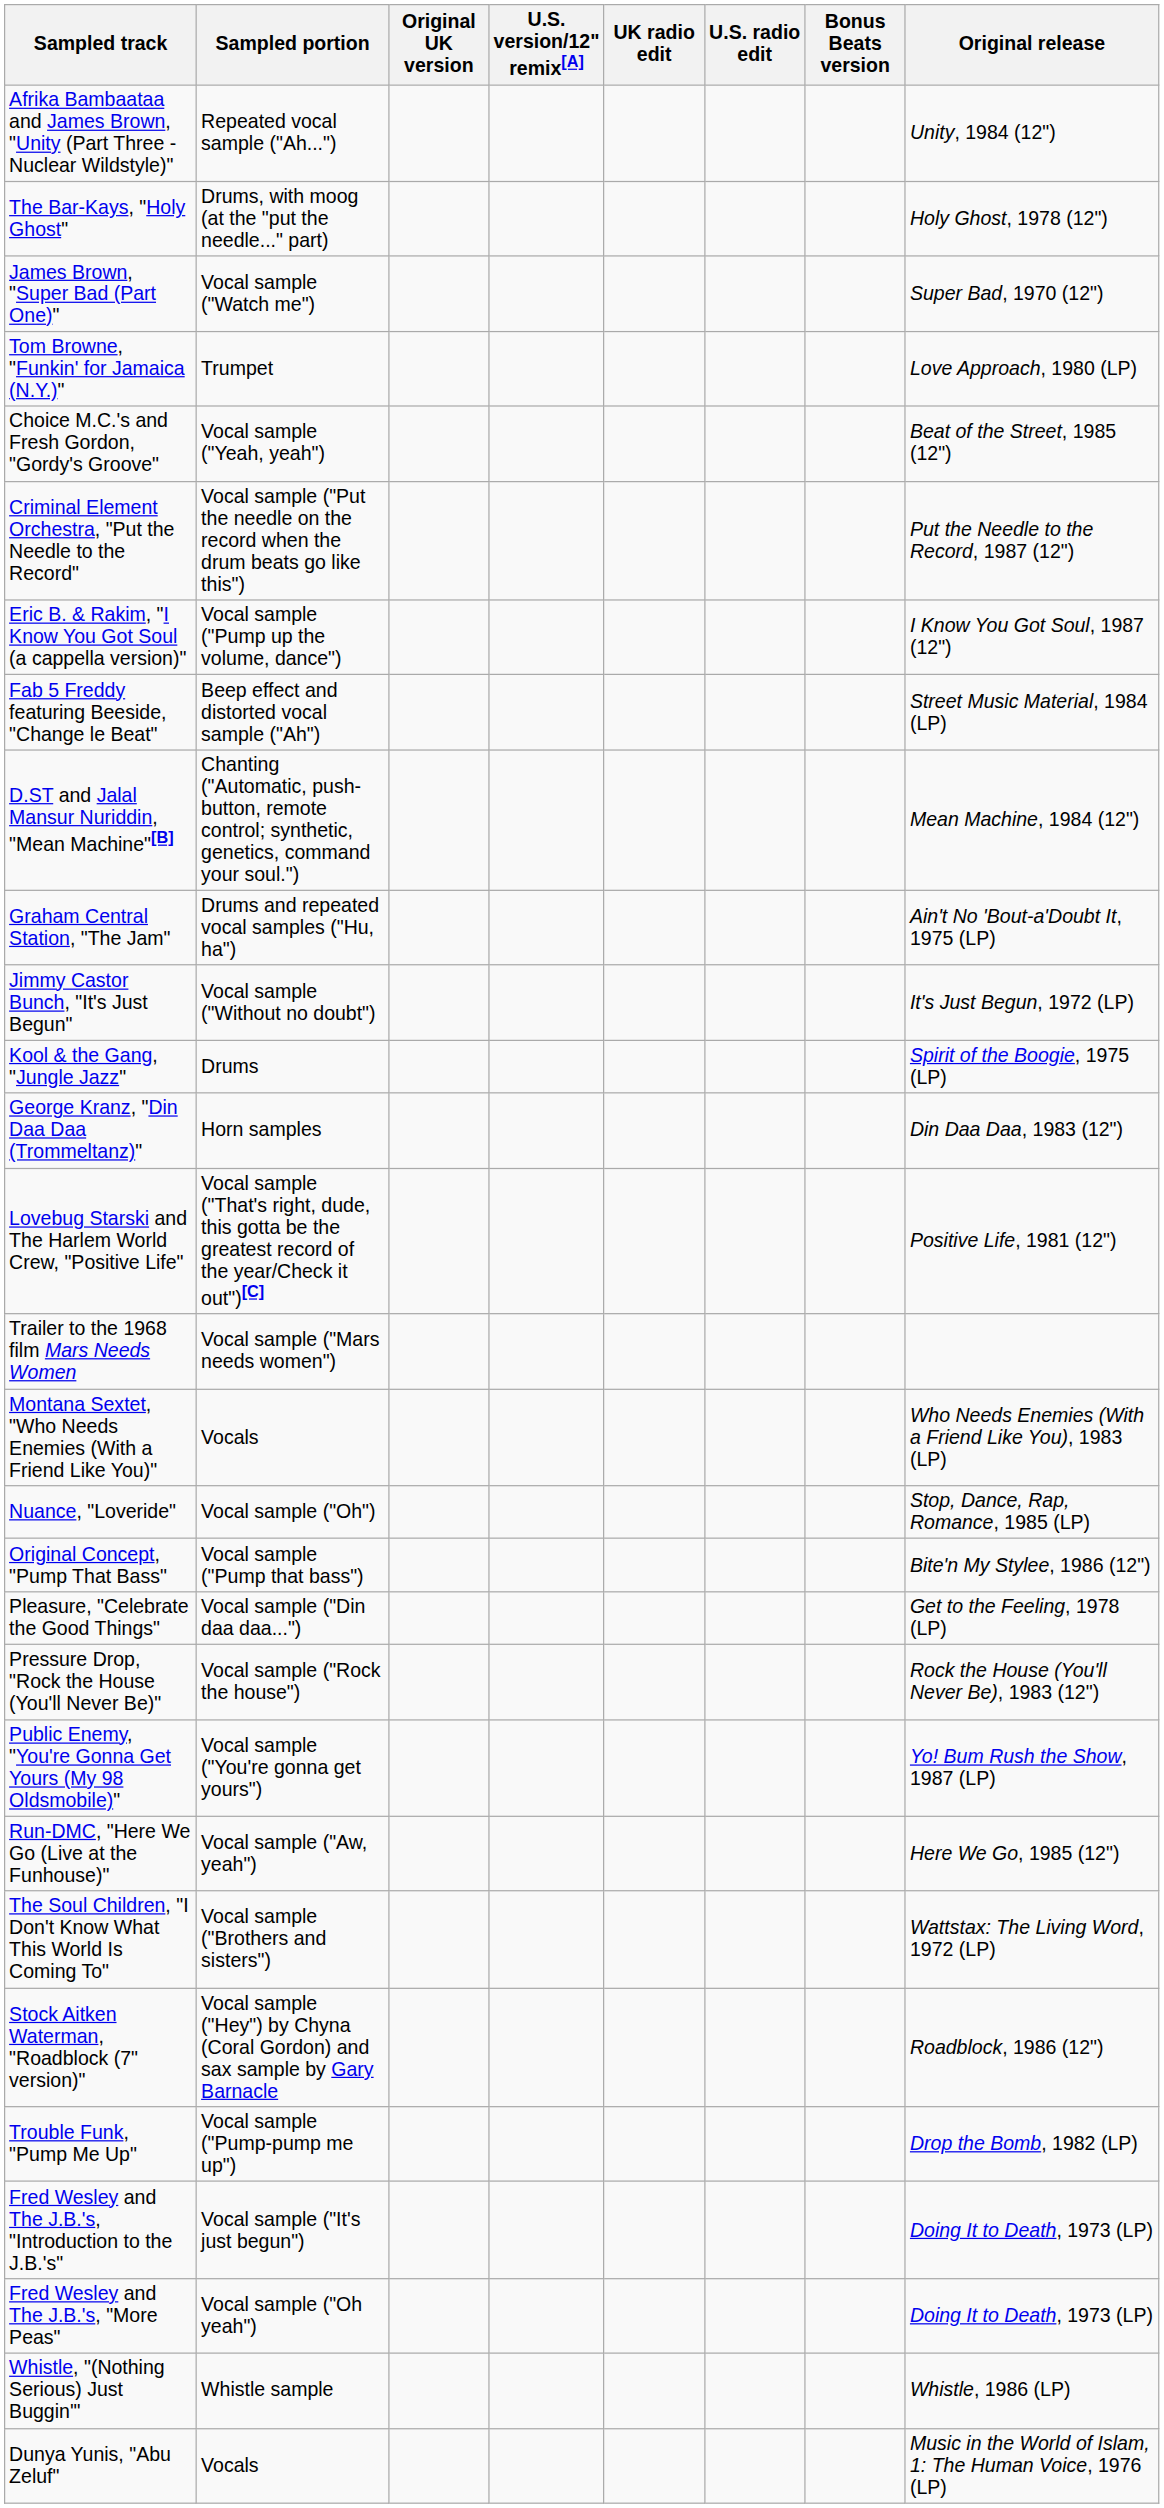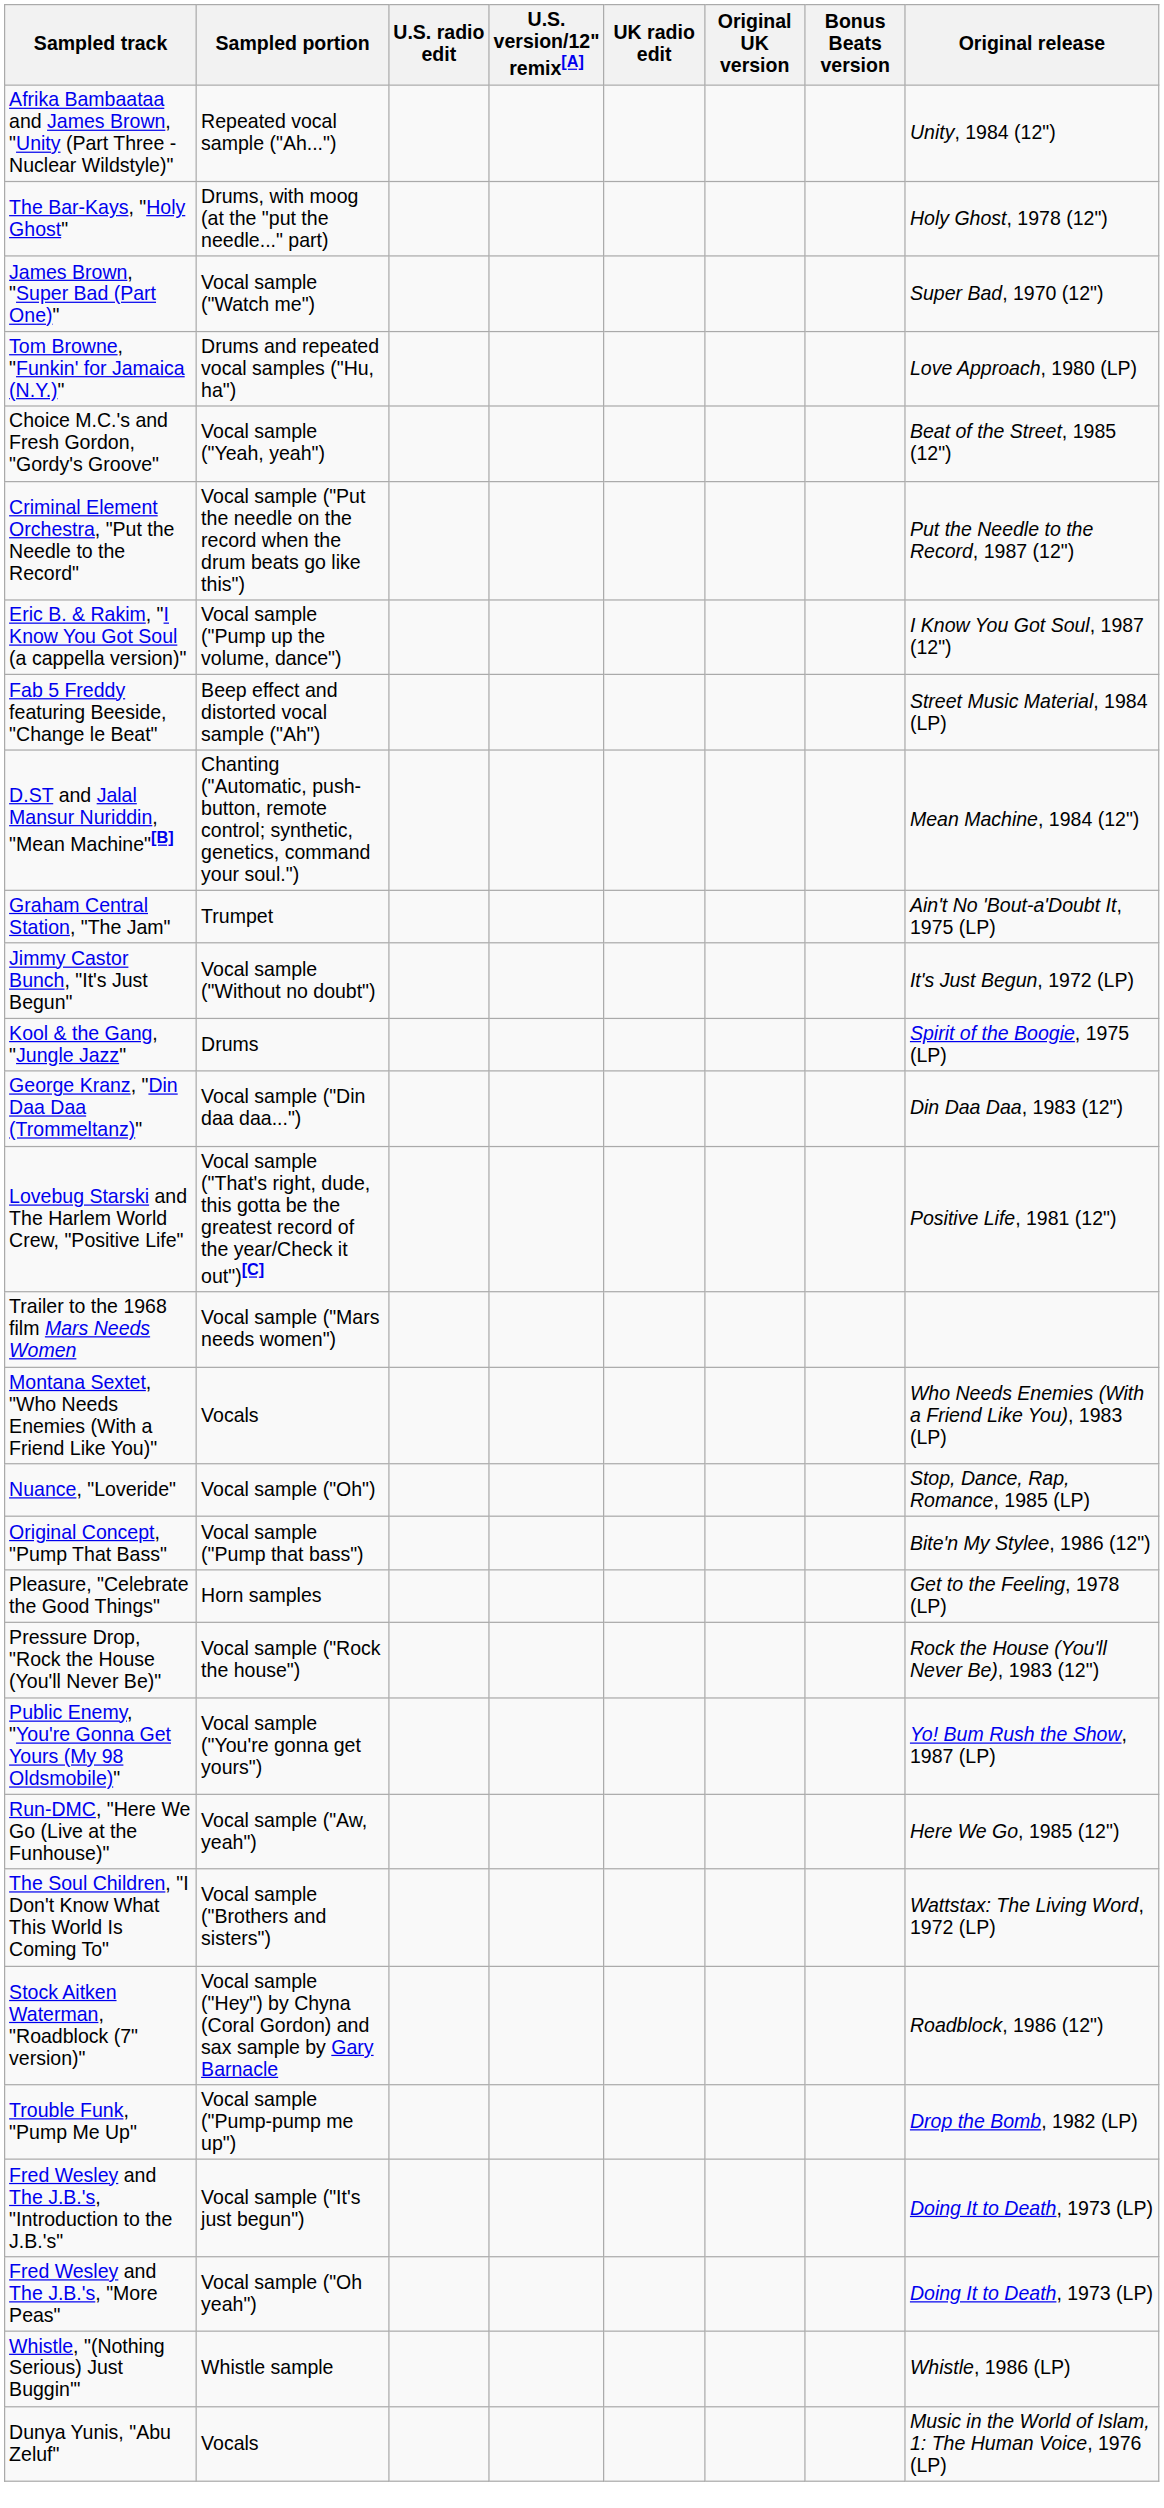columns swapped: (439, 44) <-> (755, 44)
(237, 368) Trumpet -> (290, 368) Drums and repeated vocal samples ("Hu, ha")
(290, 927) Drums and repeated vocal samples ("Hu, ha") -> (237, 916) Trumpet
(261, 1130) Horn samples -> (283, 1108) Vocal sample ("Din daa daa...")
(283, 1617) Vocal sample ("Din daa daa...") -> (261, 1595) Horn samples
